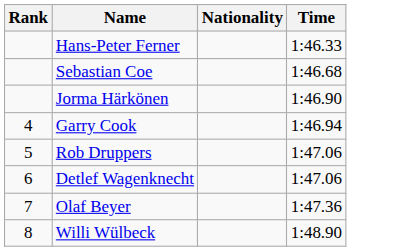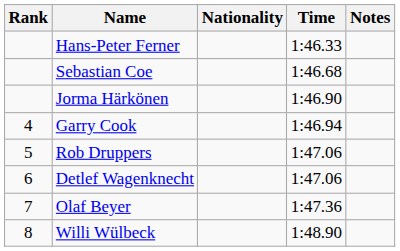+ column: (370, 17)
